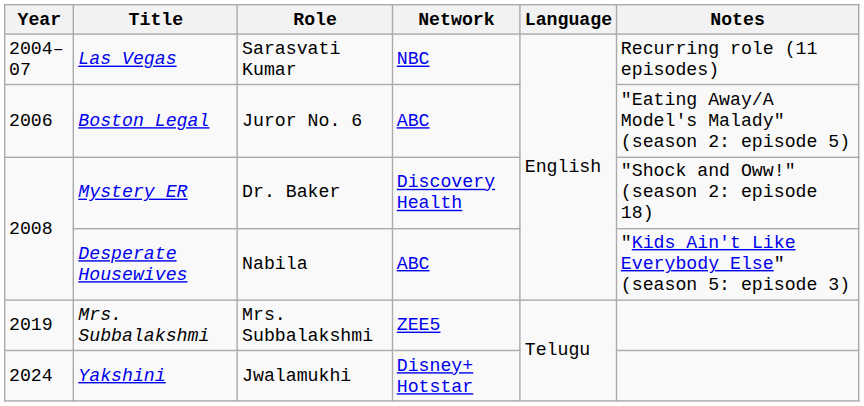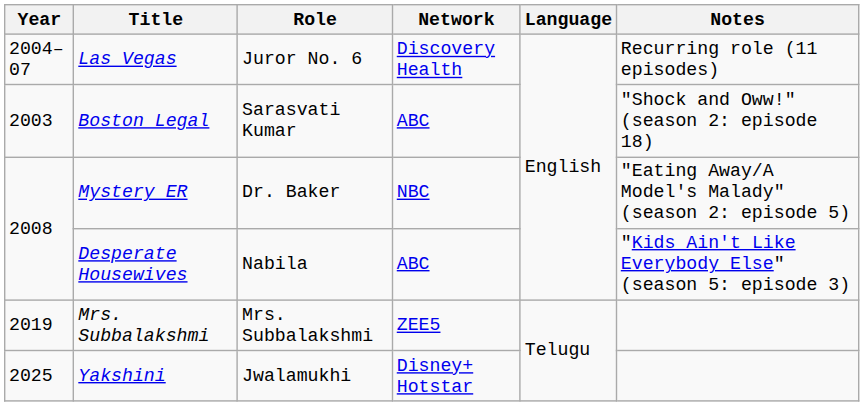(291, 60) Sarasvati Kumar -> (302, 60) Juror No. 6
(413, 60) NBC -> (446, 60) Discovery Health
(31, 121) 2006 -> (31, 121) 2003
(302, 121) Juror No. 6 -> (291, 121) Sarasvati Kumar
(735, 121) "Eating Away/A Model's Malady" (season 2: episode 5) -> (719, 121) "Shock and Oww!" (season 2: episode 18)
(446, 193) Discovery Health -> (413, 193) NBC
(719, 193) "Shock and Oww!" (season 2: episode 18) -> (735, 193) "Eating Away/A Model's Malady" (season 2: episode 5)
(31, 376) 2024 -> (31, 376) 2025
